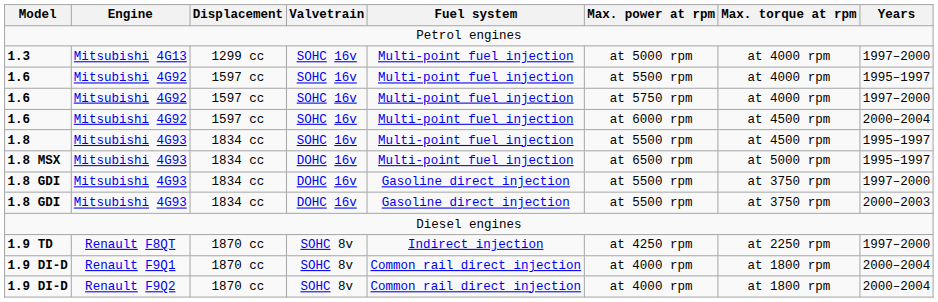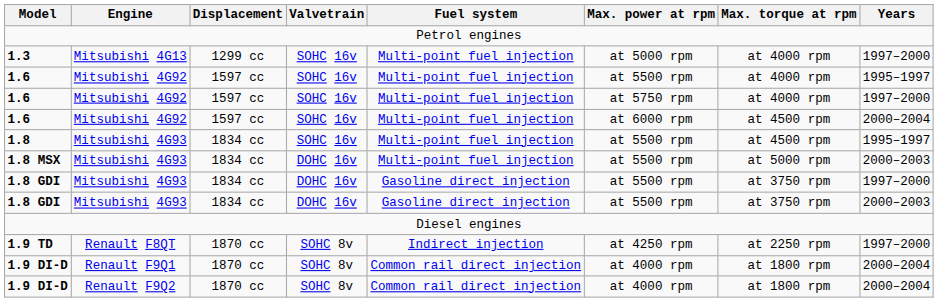(651, 161) at 6500 rpm -> (651, 161) at 5500 rpm
(897, 161) 1995–1997 -> (897, 161) 2000–2003
